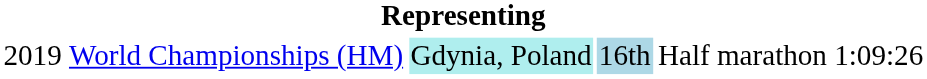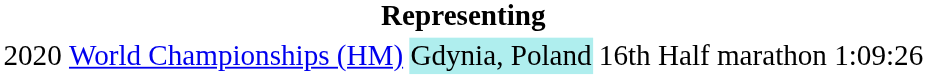(33, 55) 2019 -> (33, 55) 2020
(625, 55) lightblue background -> (625, 55) no background
